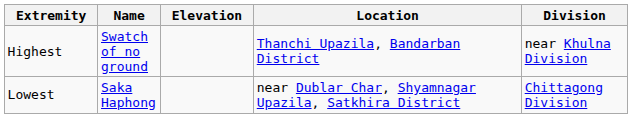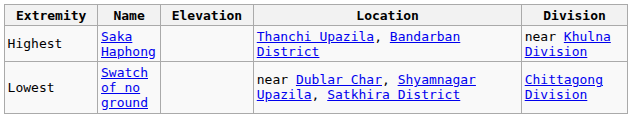(125, 51) Swatch of no ground -> (128, 44) Saka Haphong
(128, 95) Saka Haphong -> (125, 87) Swatch of no ground
